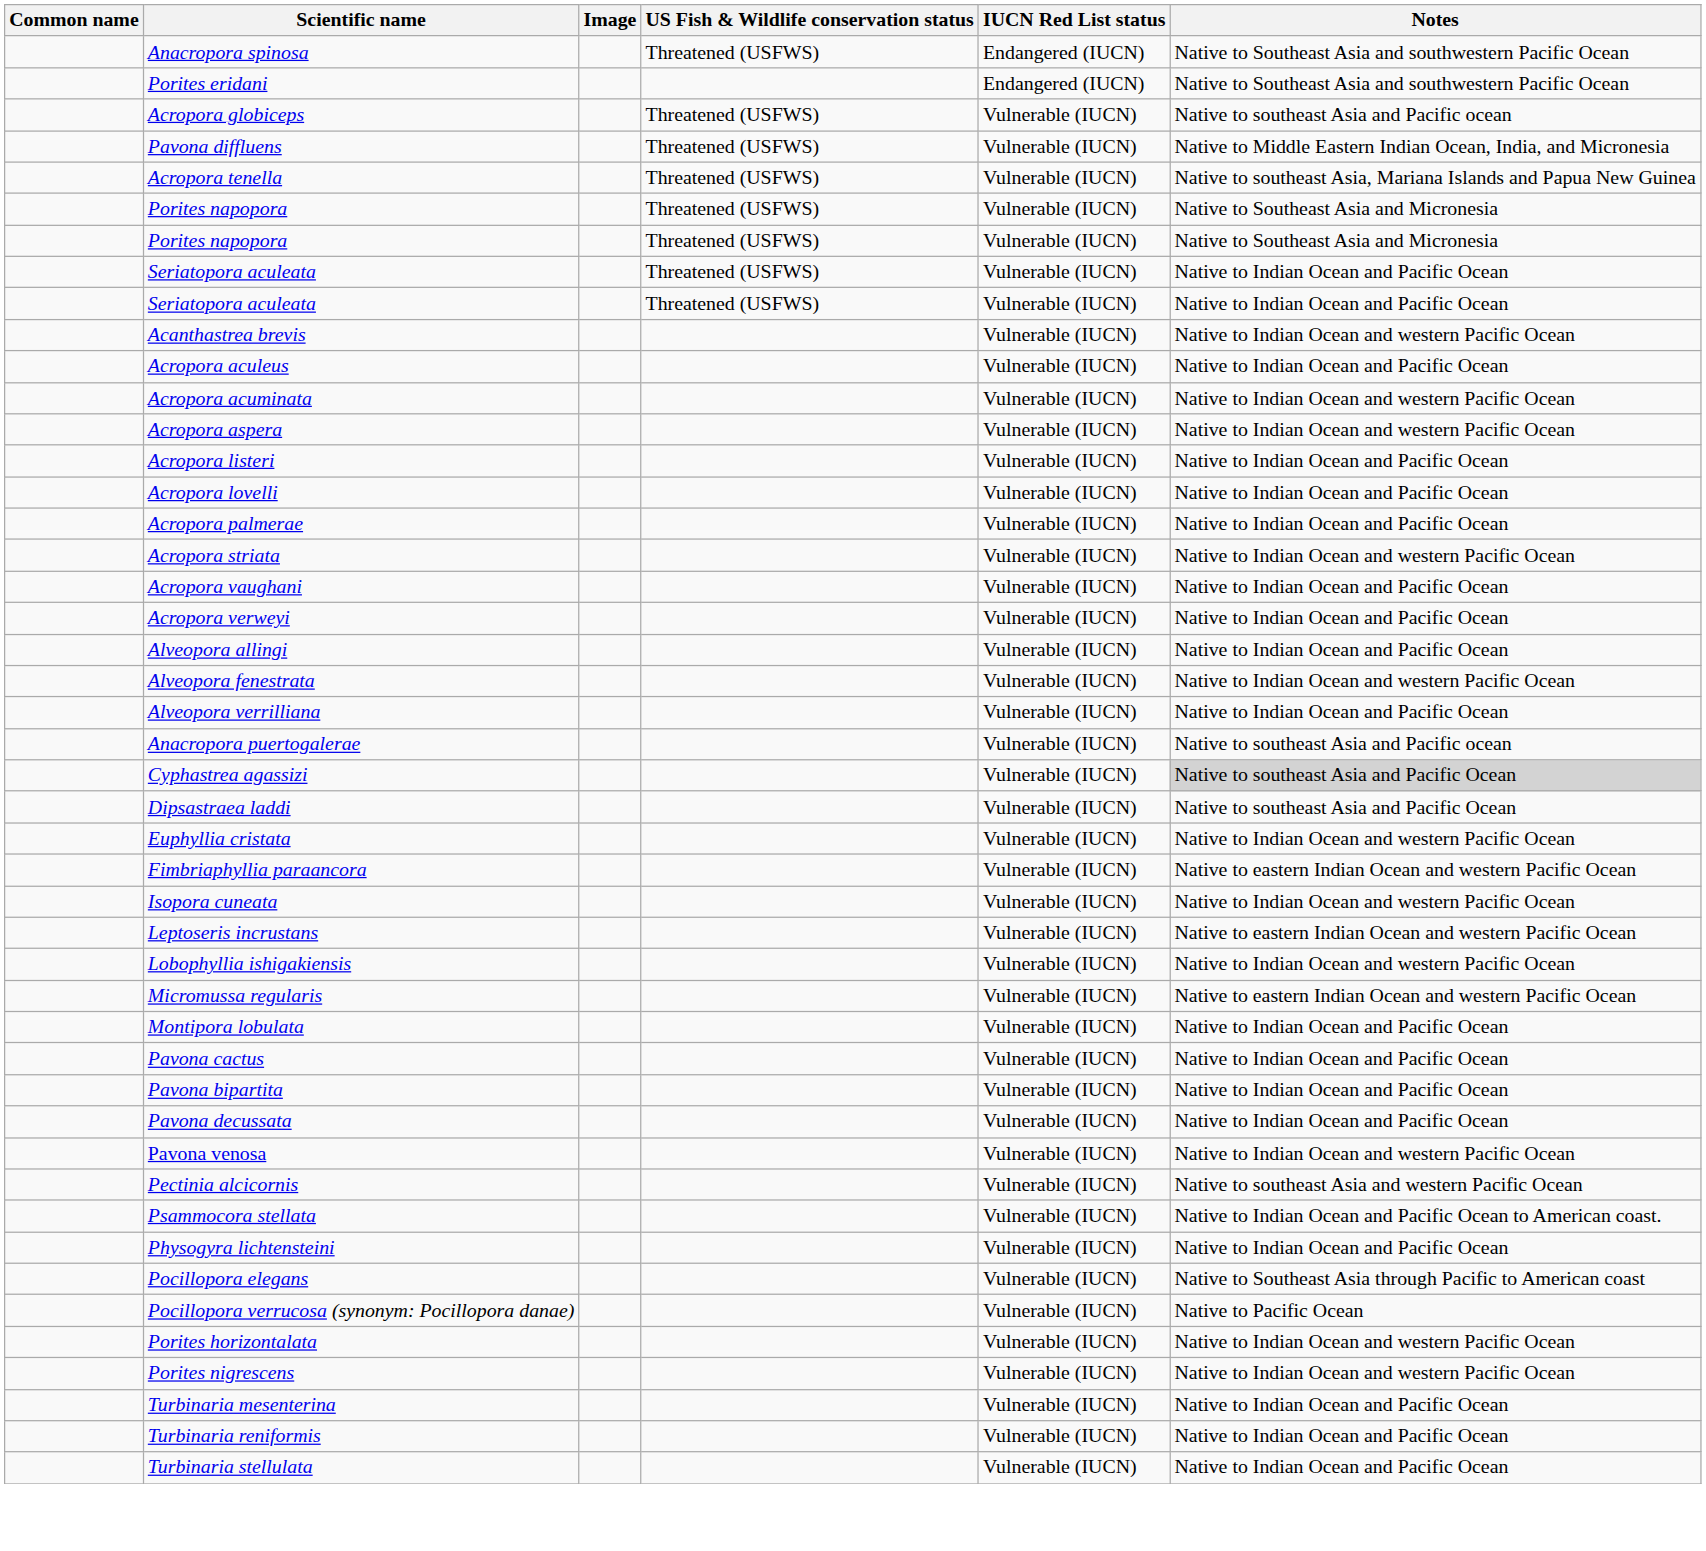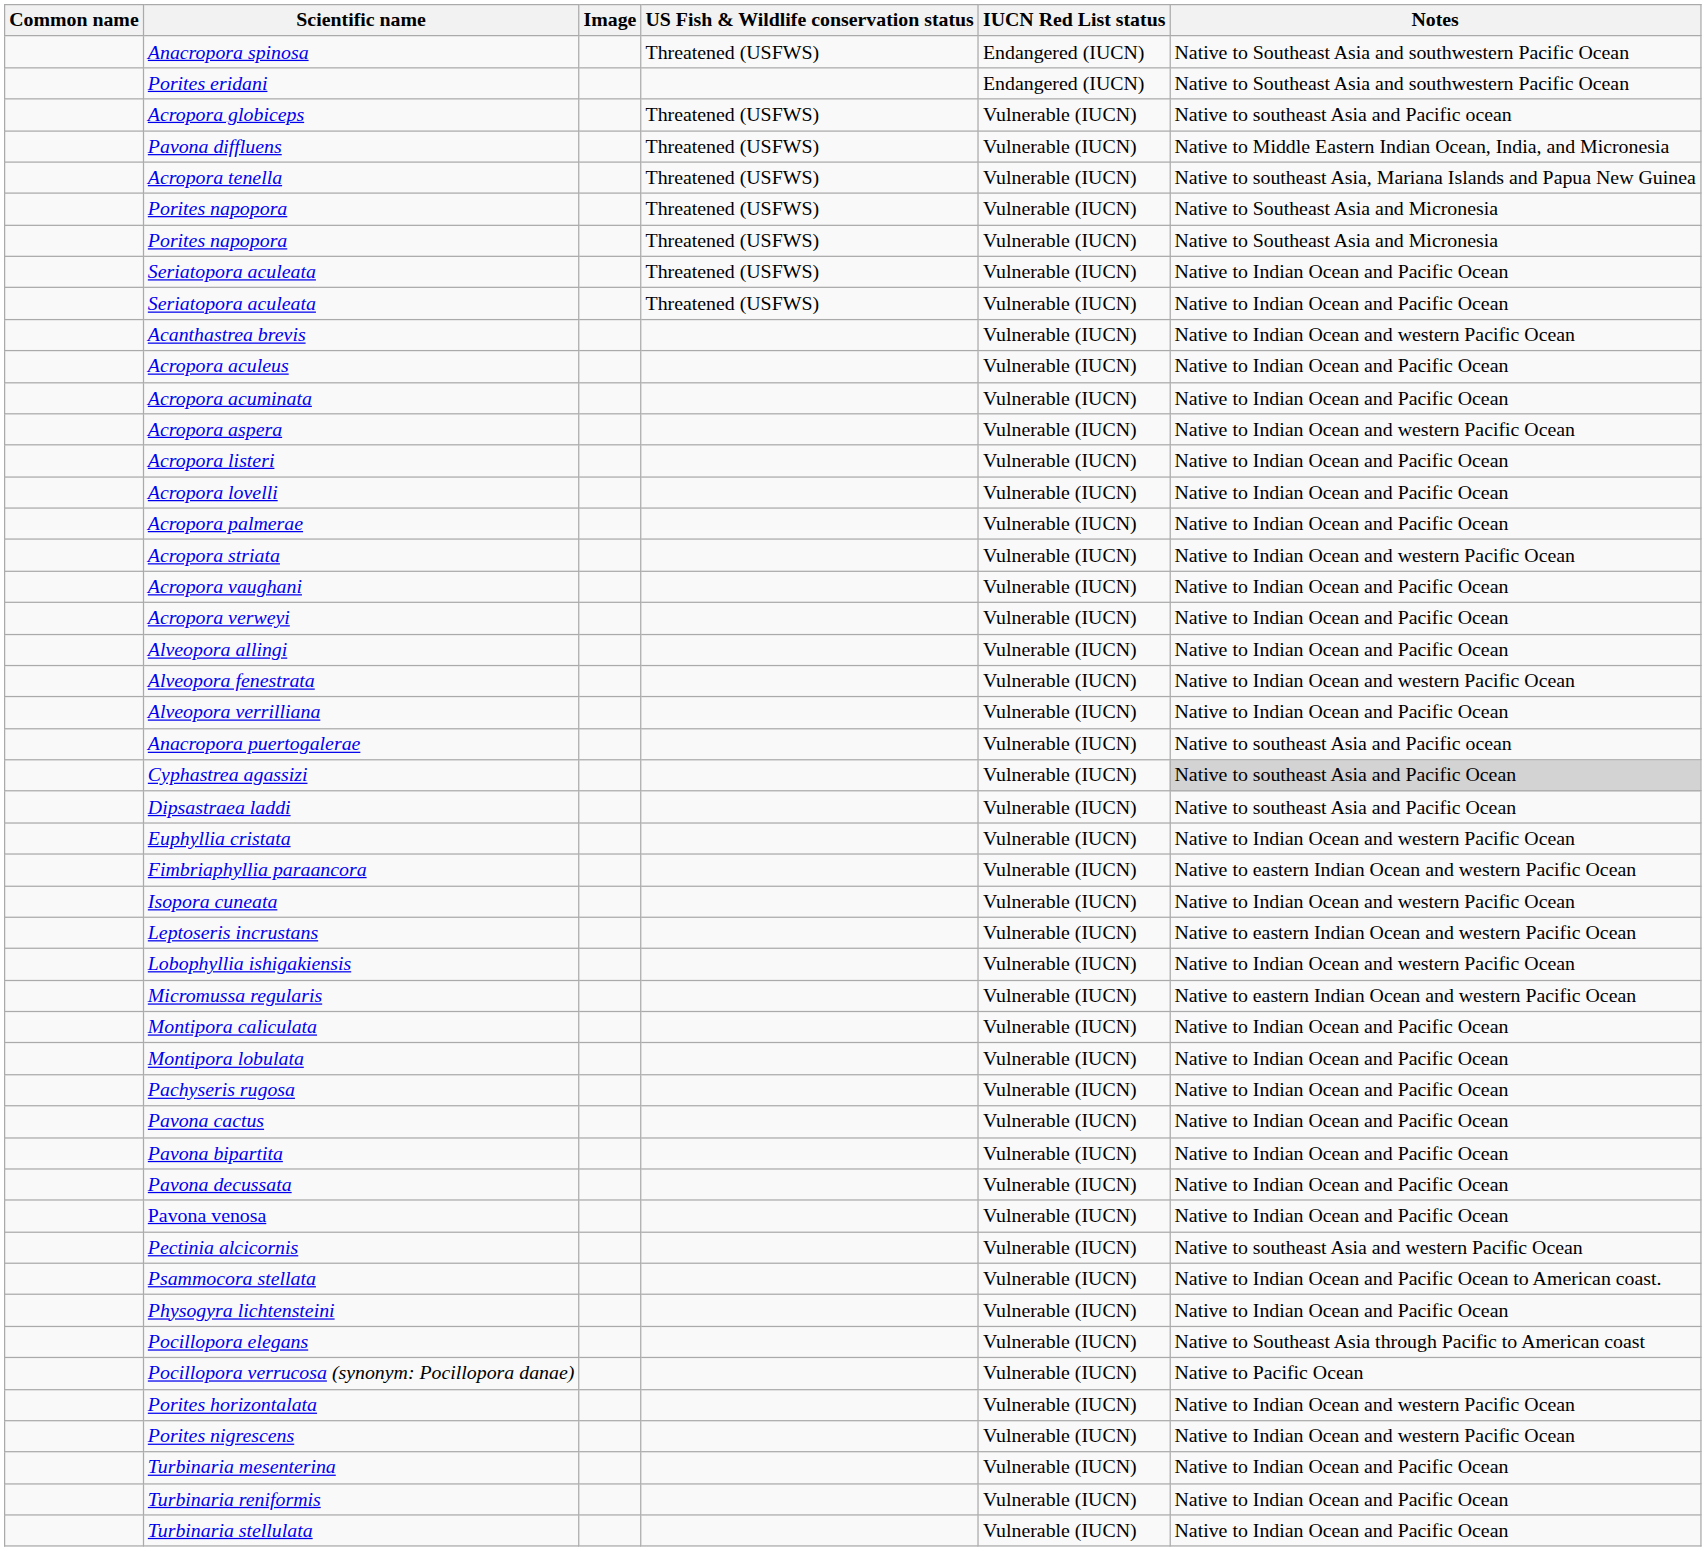(1375, 397) Native to Indian Ocean and western Pacific Ocean -> (1341, 397) Native to Indian Ocean and Pacific Ocean
+ row: (232, 1027)
+ row: (221, 1090)
(1375, 1152) Native to Indian Ocean and western Pacific Ocean -> (1341, 1215) Native to Indian Ocean and Pacific Ocean
